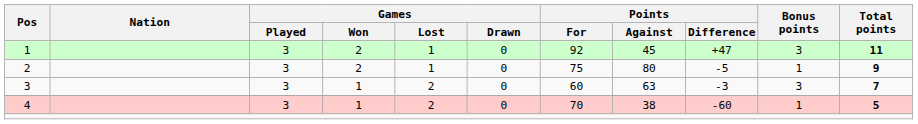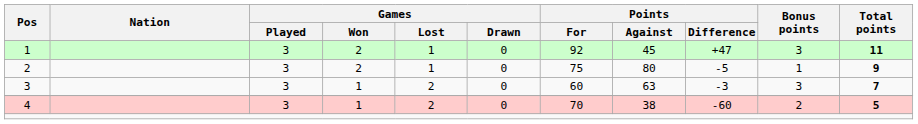(799, 105) 1 -> (799, 105) 2
